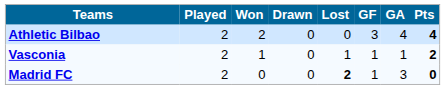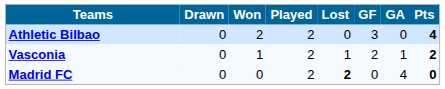columns swapped: (205, 15) <-> (293, 15)
(403, 35) 4 -> (403, 35) 0
(375, 54) 1 -> (375, 54) 2
(375, 74) 1 -> (375, 74) 0
(403, 74) 3 -> (403, 74) 4
